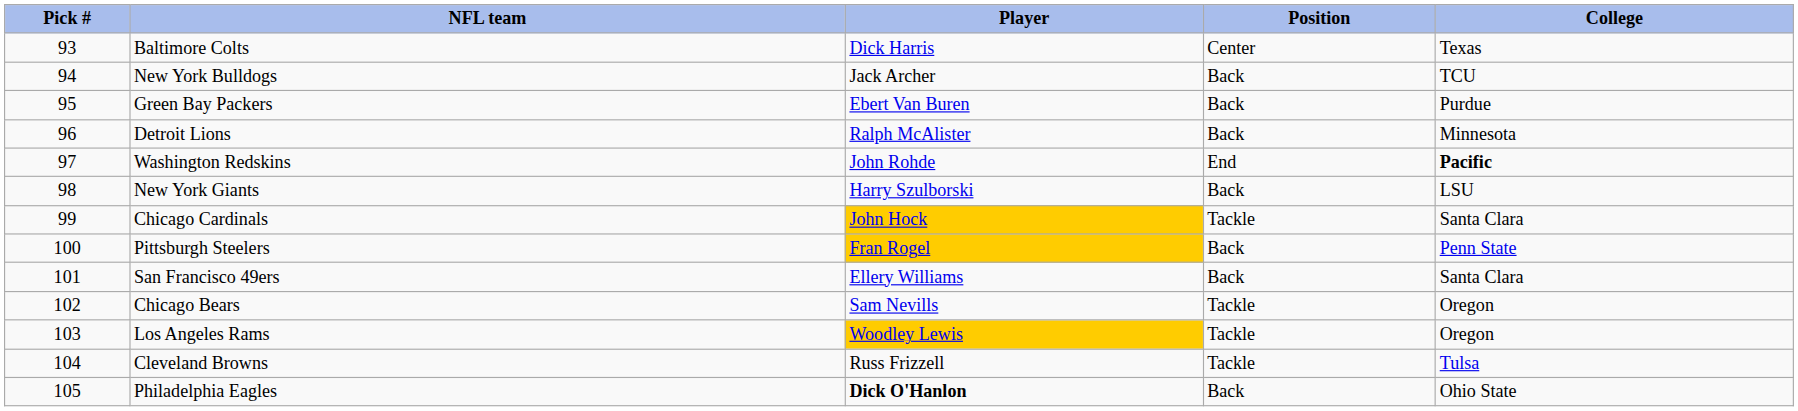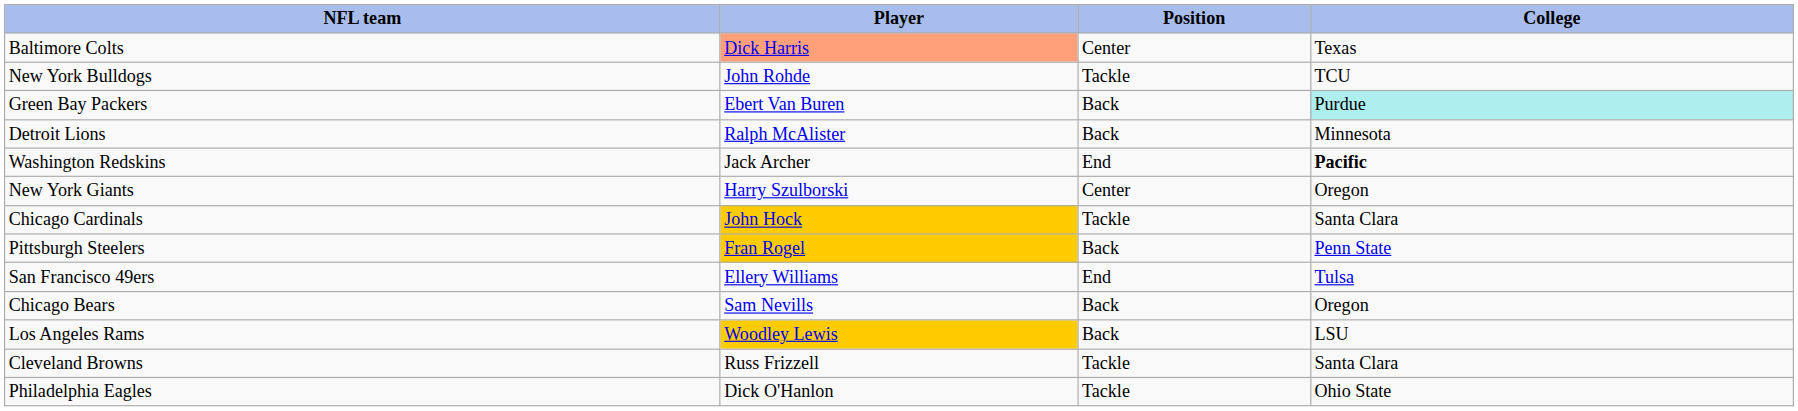- column: (67, 18)
(892, 47) no background -> (767, 47) lightsalmon background
(892, 76) Jack Archer -> (767, 76) John Rohde
(1226, 76) Back -> (1106, 76) Tackle
(1465, 104) no background -> (1340, 104) paleturquoise background
(892, 162) John Rohde -> (767, 162) Jack Archer
(1226, 190) Back -> (1106, 190) Center
(1457, 190) LSU -> (1342, 190) Oregon
(1226, 276) Back -> (1097, 276) End
(1482, 276) Santa Clara -> (1334, 276) Tulsa
(1231, 305) Tackle -> (1101, 305) Back
(1231, 334) Tackle -> (1101, 334) Back
(1467, 334) Oregon -> (1332, 334) LSU
(1459, 362) Tulsa -> (1356, 362) Santa Clara
(908, 391) bold -> (779, 391) normal
(1226, 391) Back -> (1106, 391) Tackle
